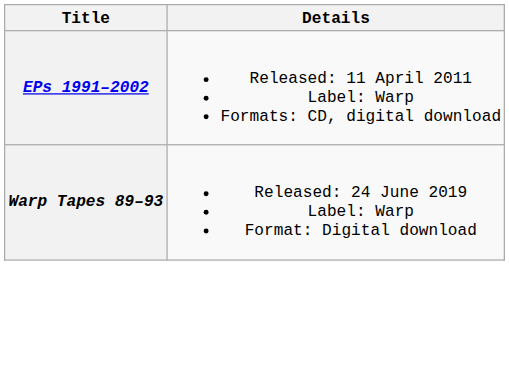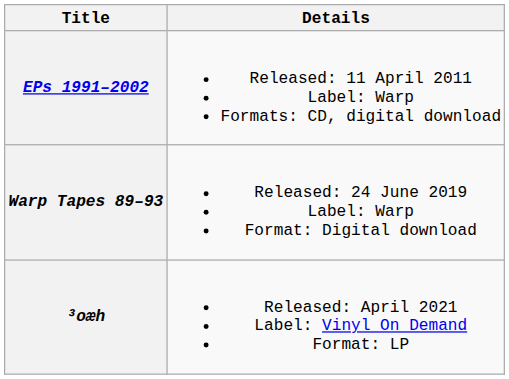+ row: (86, 317)
